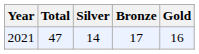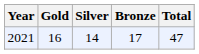columns swapped: (177, 15) <-> (55, 15)
